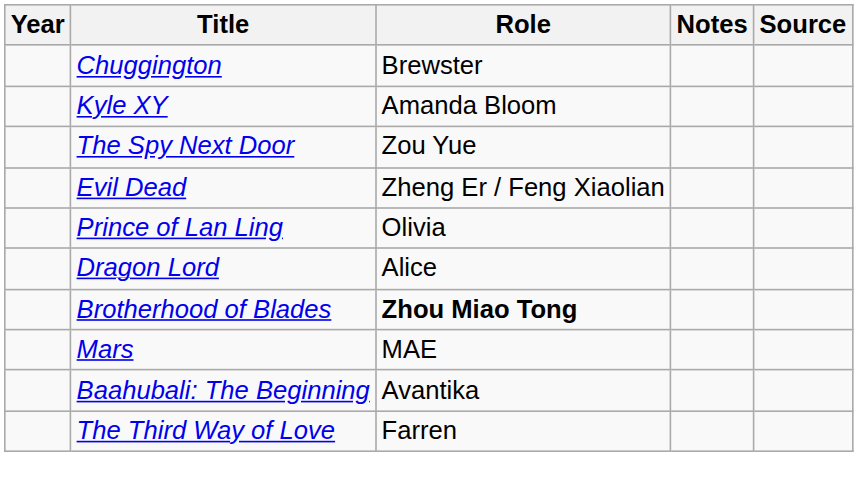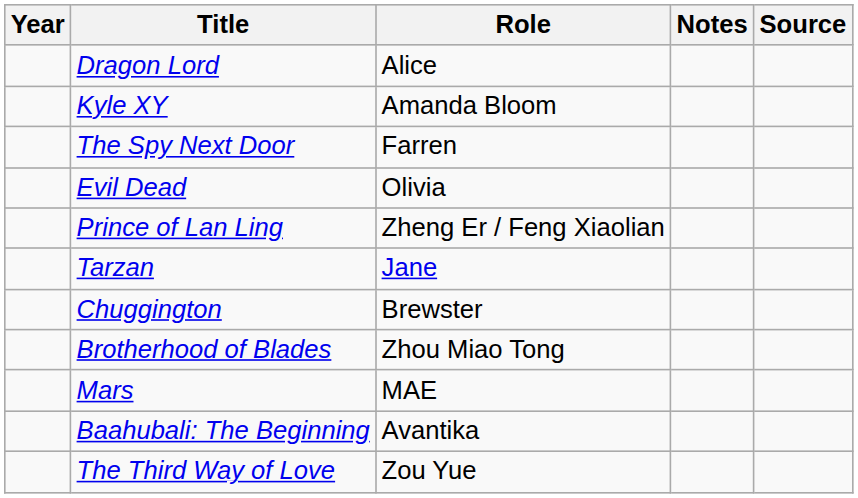rows swapped: (149, 65) <-> (148, 268)
(429, 146) Zou Yue -> (419, 146) Farren
(523, 187) Zheng Er / Feng Xiaolian -> (414, 187) Olivia
(414, 227) Olivia -> (523, 227) Zheng Er / Feng Xiaolian
+ row: (115, 268)
(479, 308) bold -> (473, 349) normal
(419, 430) Farren -> (429, 471) Zou Yue
